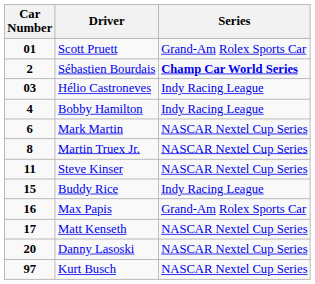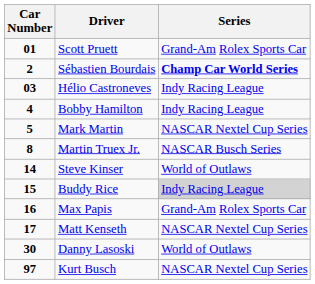(30, 128) 6 -> (30, 128) 5
(234, 149) NASCAR Nextel Cup Series -> (221, 149) NASCAR Busch Series
(30, 169) 11 -> (30, 169) 14
(234, 169) NASCAR Nextel Cup Series -> (206, 169) World of Outlaws
(212, 189) no background -> (212, 189) lightgrey background
(30, 249) 20 -> (30, 249) 30
(234, 249) NASCAR Nextel Cup Series -> (206, 249) World of Outlaws
